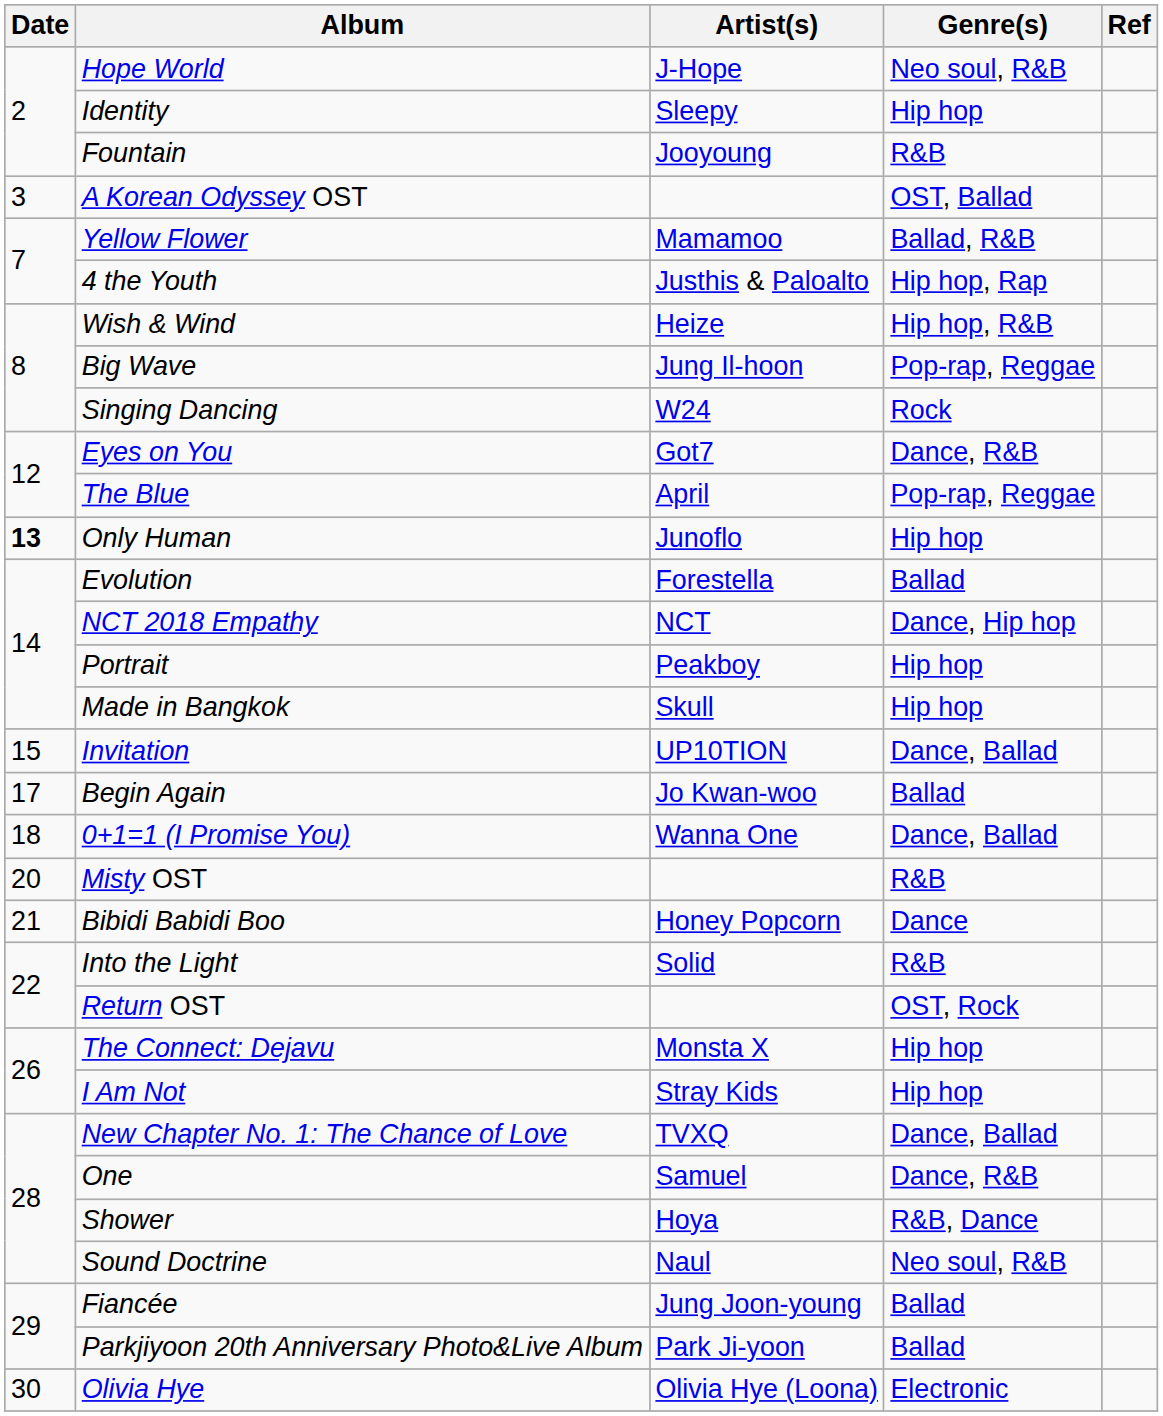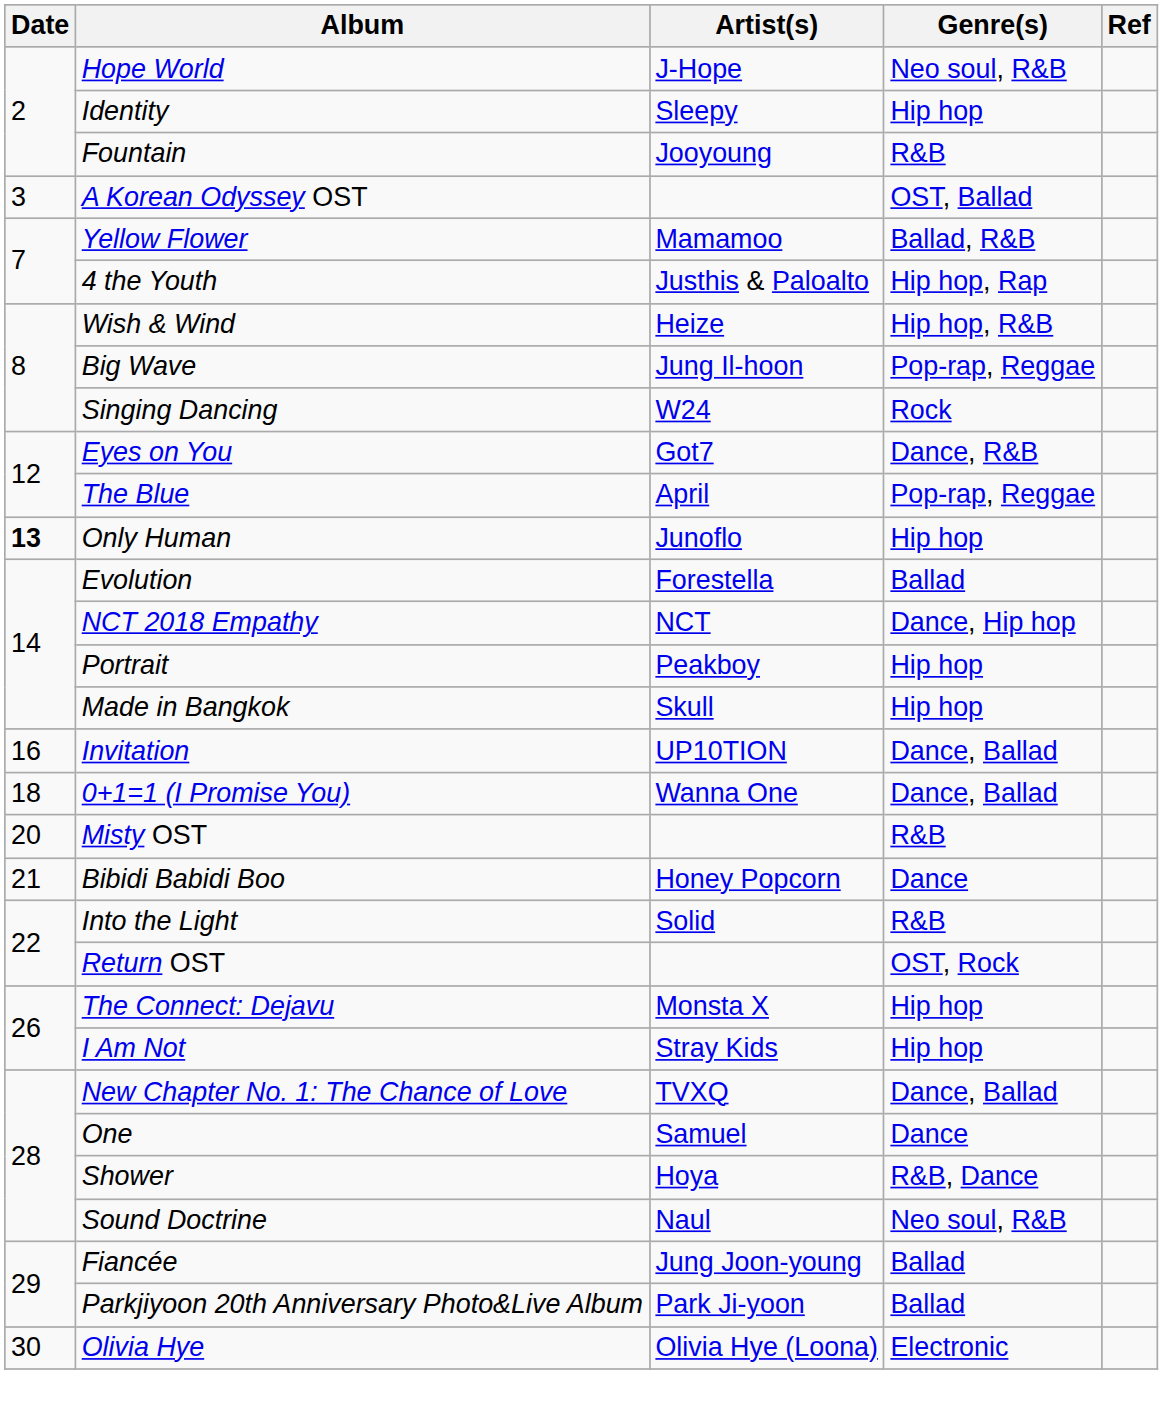(26, 750) 15 -> (26, 750) 16
- row: (154, 793)
(964, 1176) Dance, R&B -> (929, 1134) Dance
